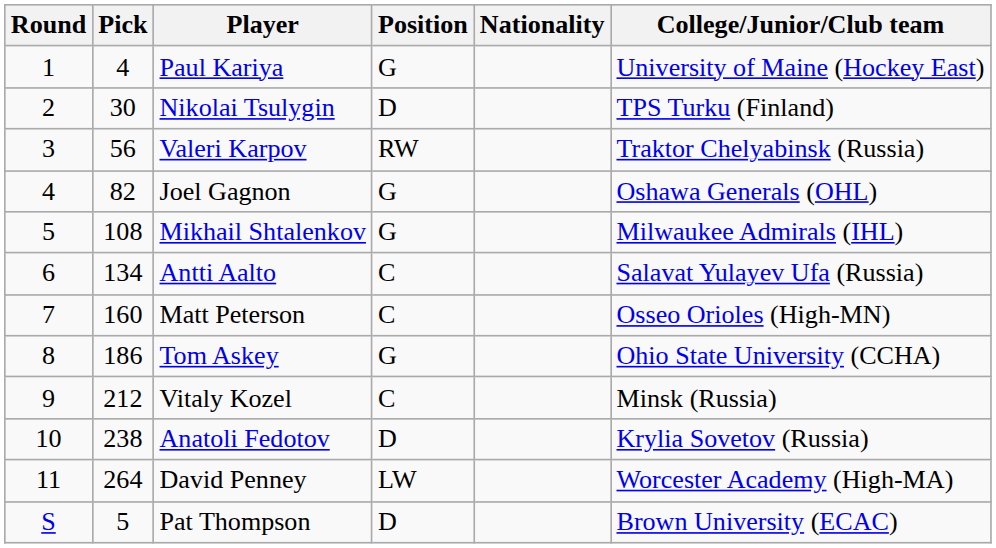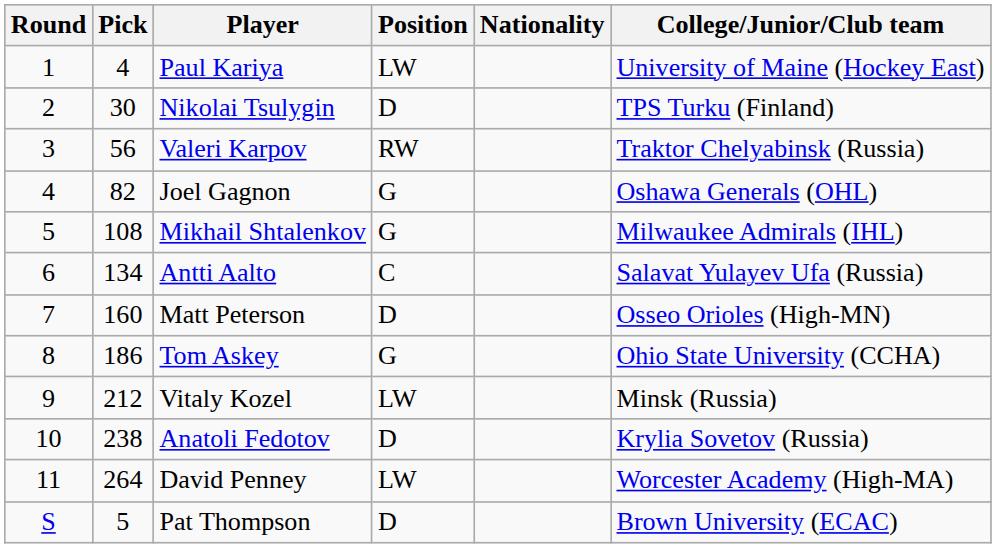(387, 66) G -> (397, 66) LW
(387, 314) C -> (387, 314) D
(387, 397) C -> (397, 397) LW
